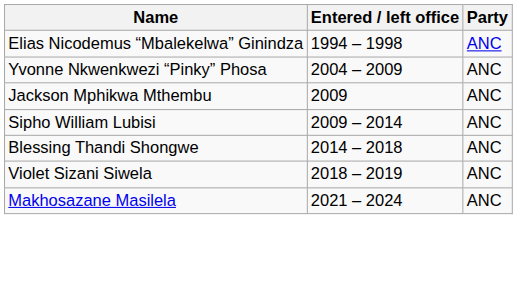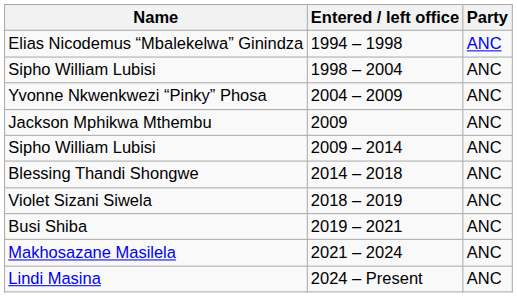+ row: (82, 69)
+ row: (48, 226)
+ row: (55, 278)
